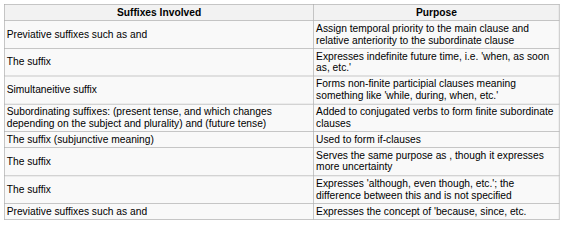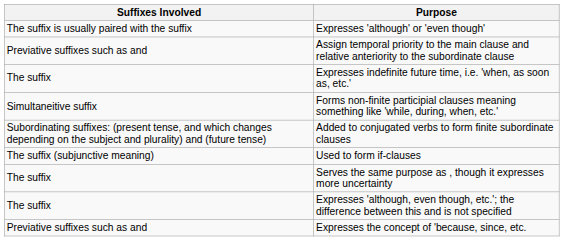+ row: (401, 28)
